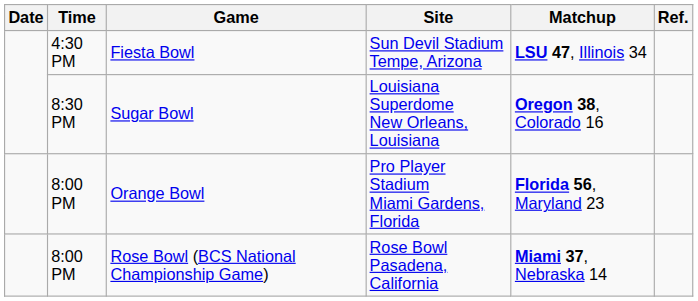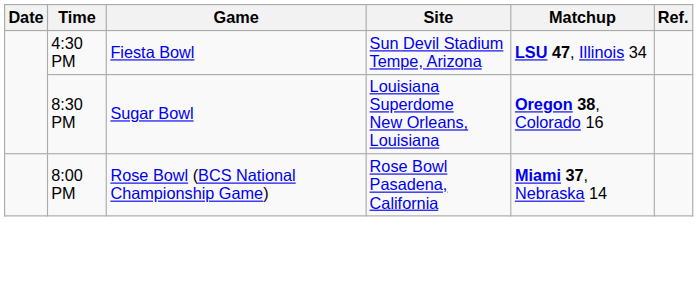- row: (157, 194)
